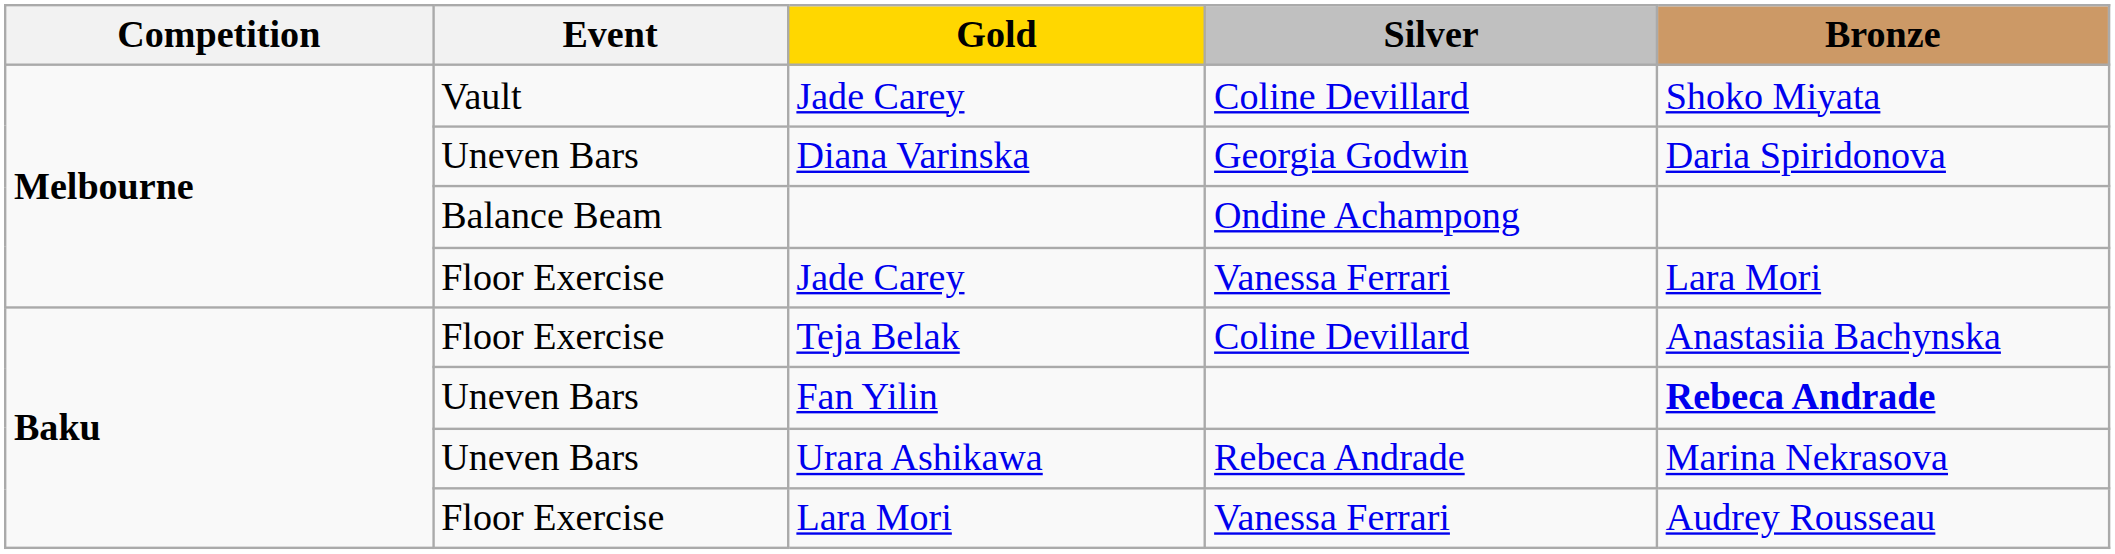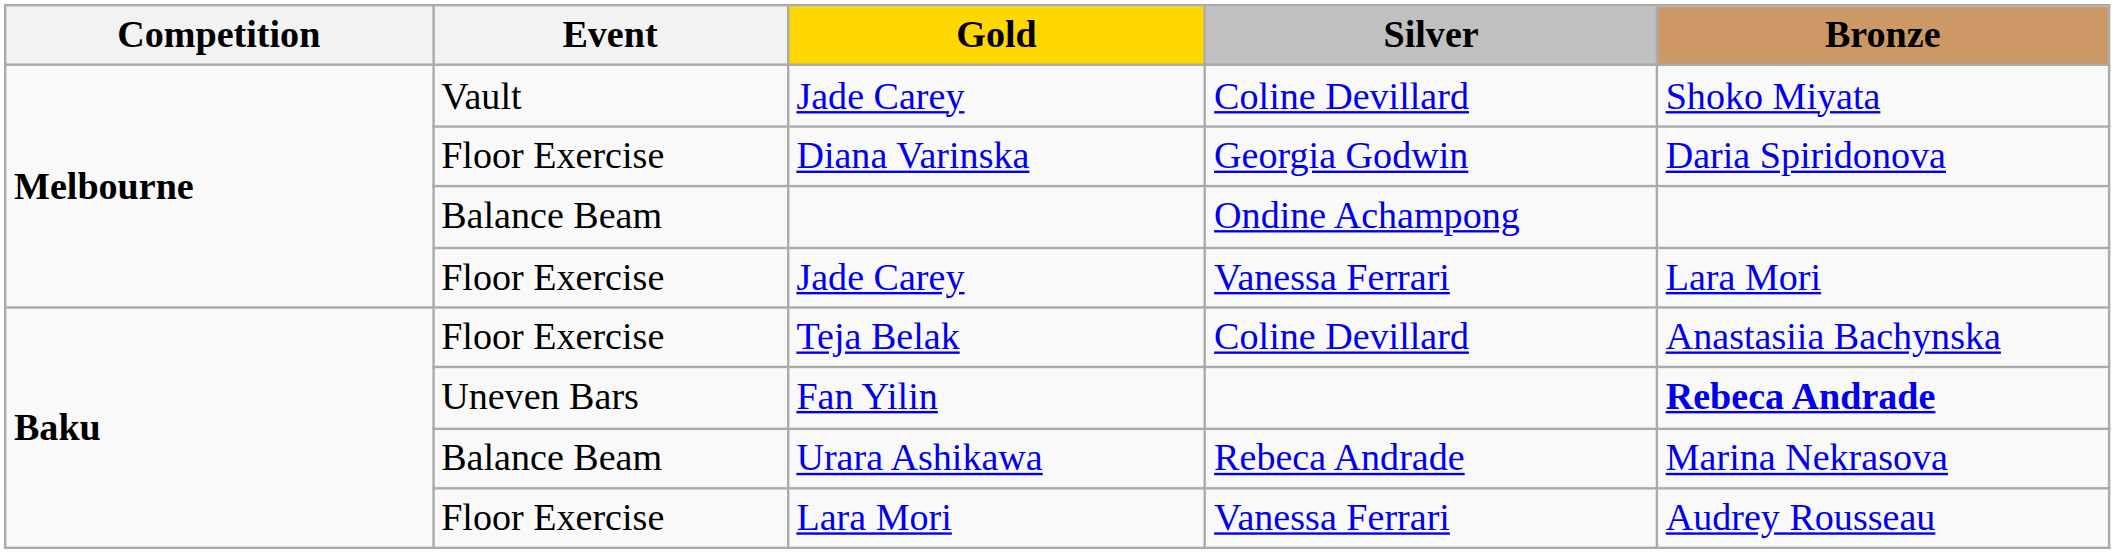(540, 155) Uneven Bars -> (553, 155) Floor Exercise
(540, 457) Uneven Bars -> (552, 457) Balance Beam
